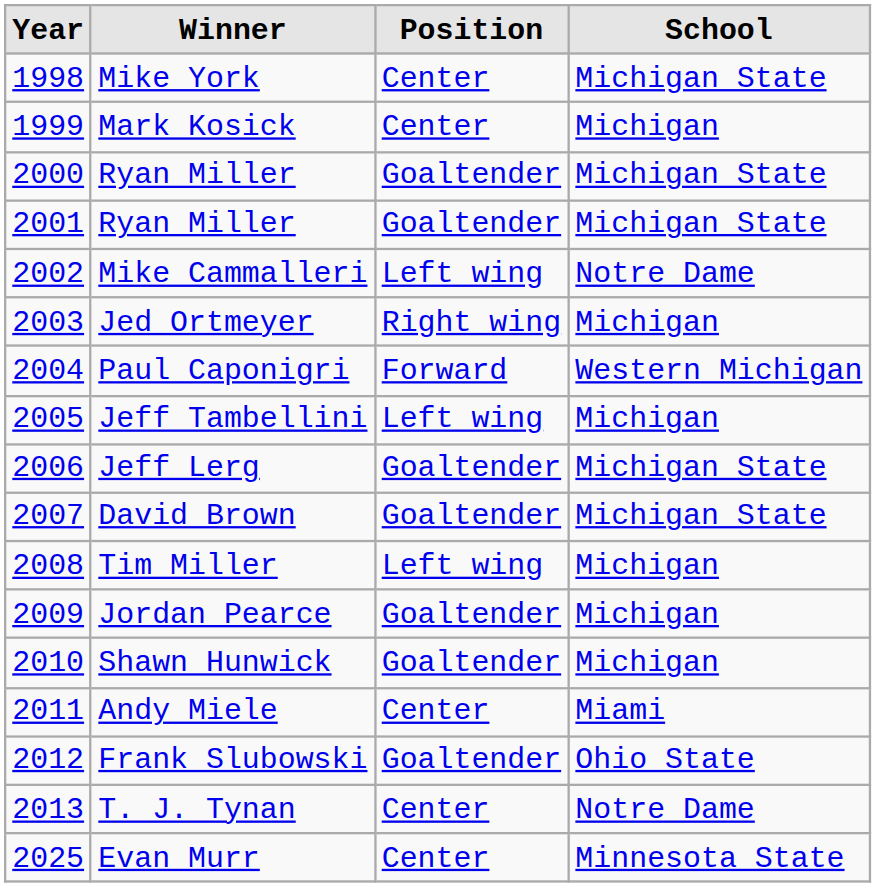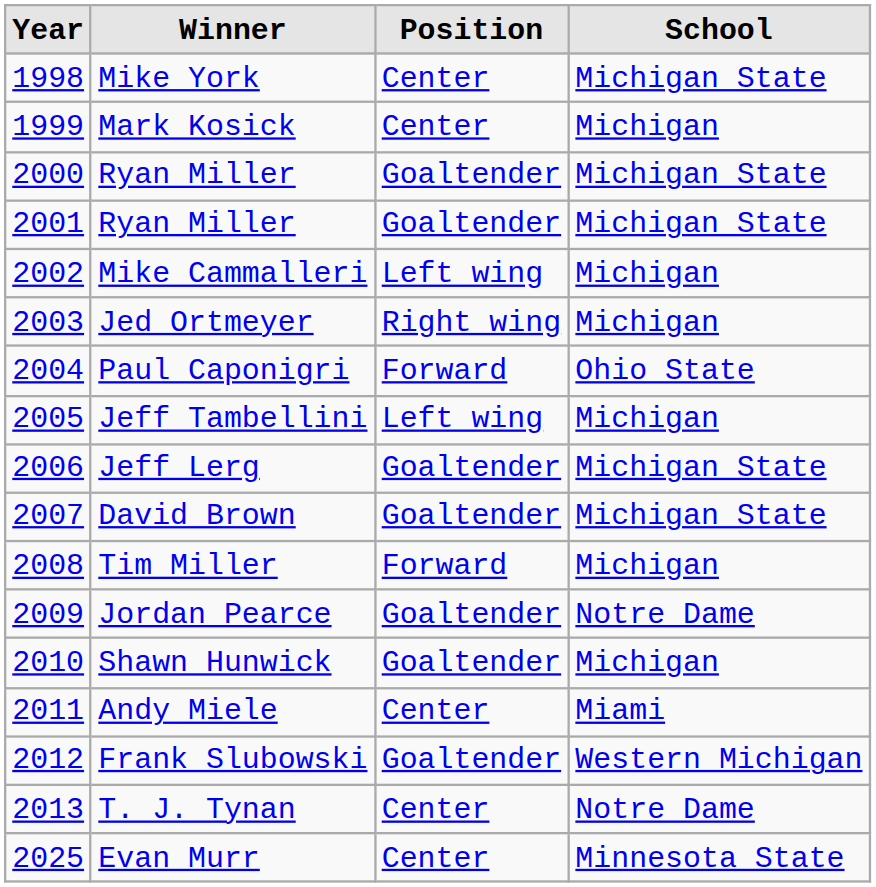(665, 273) Notre Dame -> (647, 273) Michigan
(719, 371) Western Michigan -> (665, 371) Ohio State
(462, 566) Left wing -> (445, 566) Forward
(647, 614) Michigan -> (665, 614) Notre Dame
(665, 760) Ohio State -> (719, 760) Western Michigan
